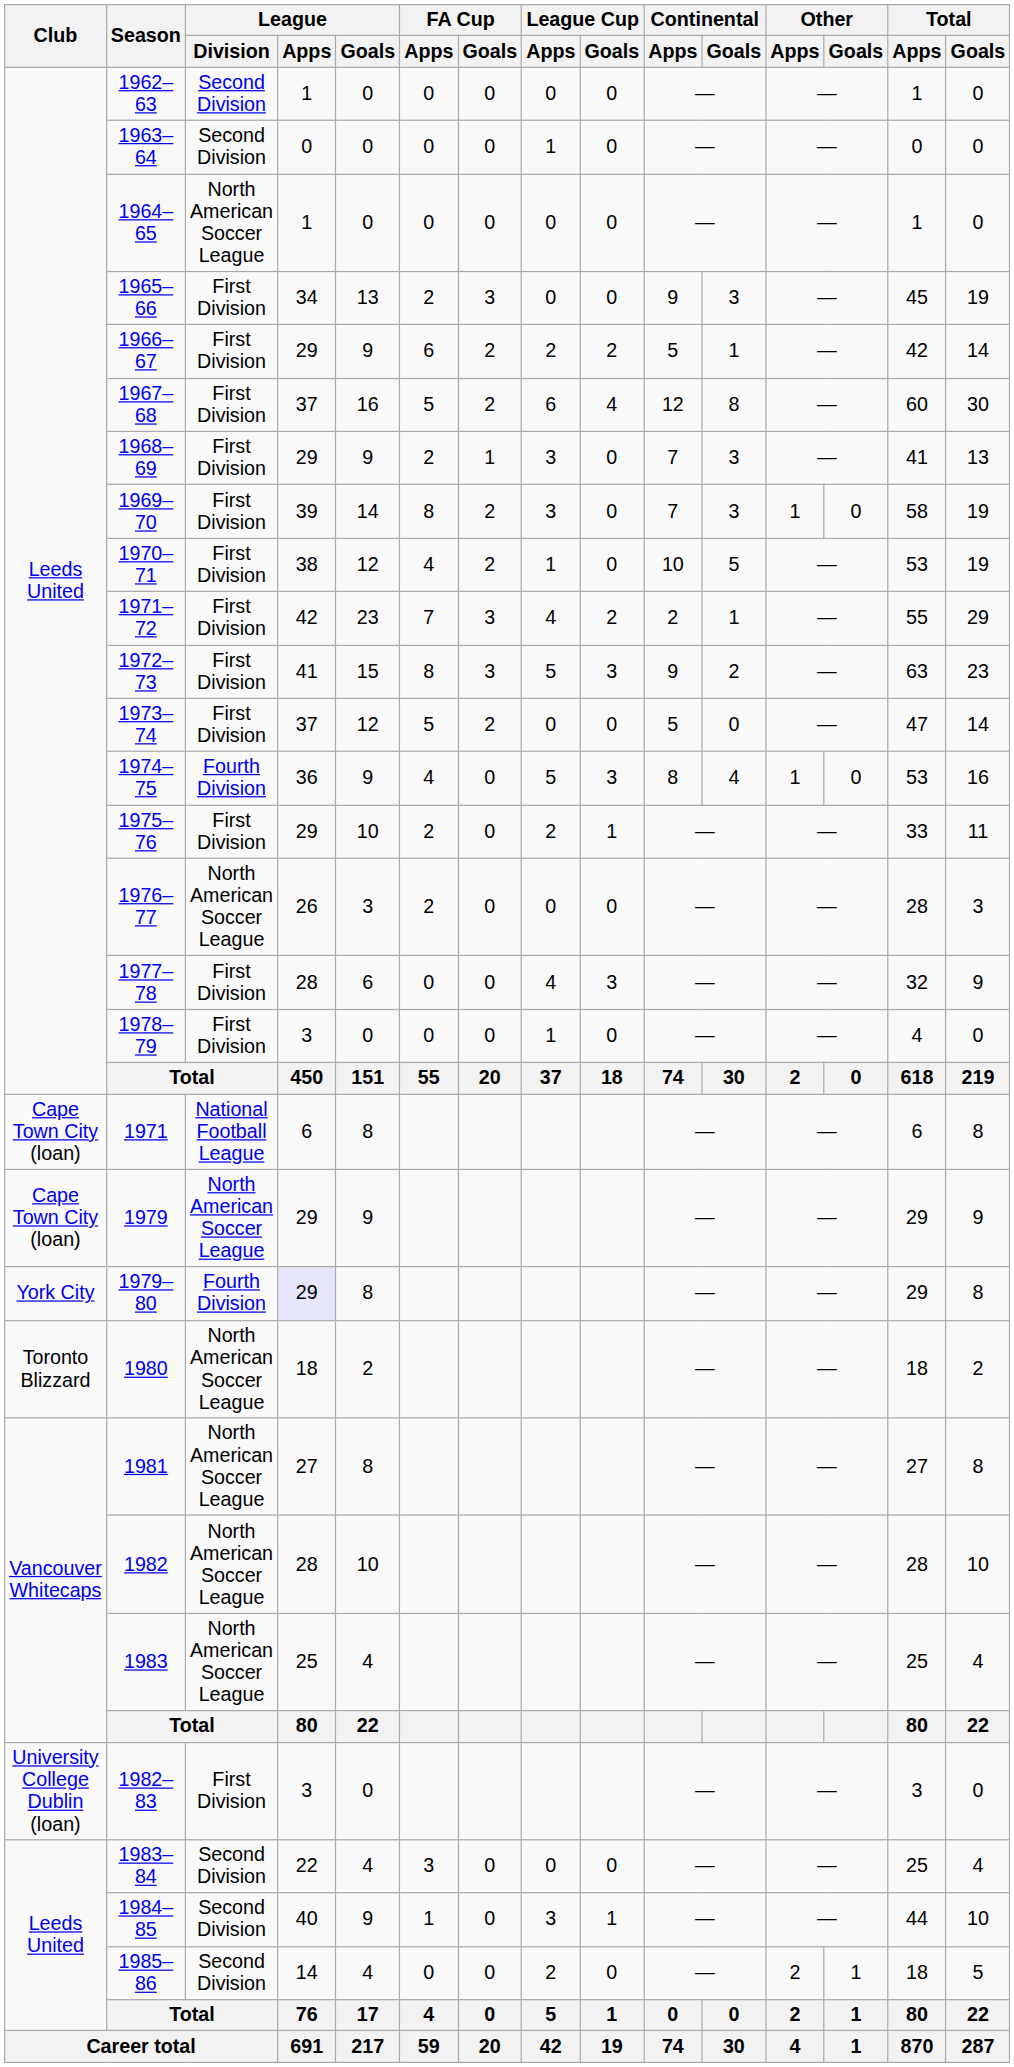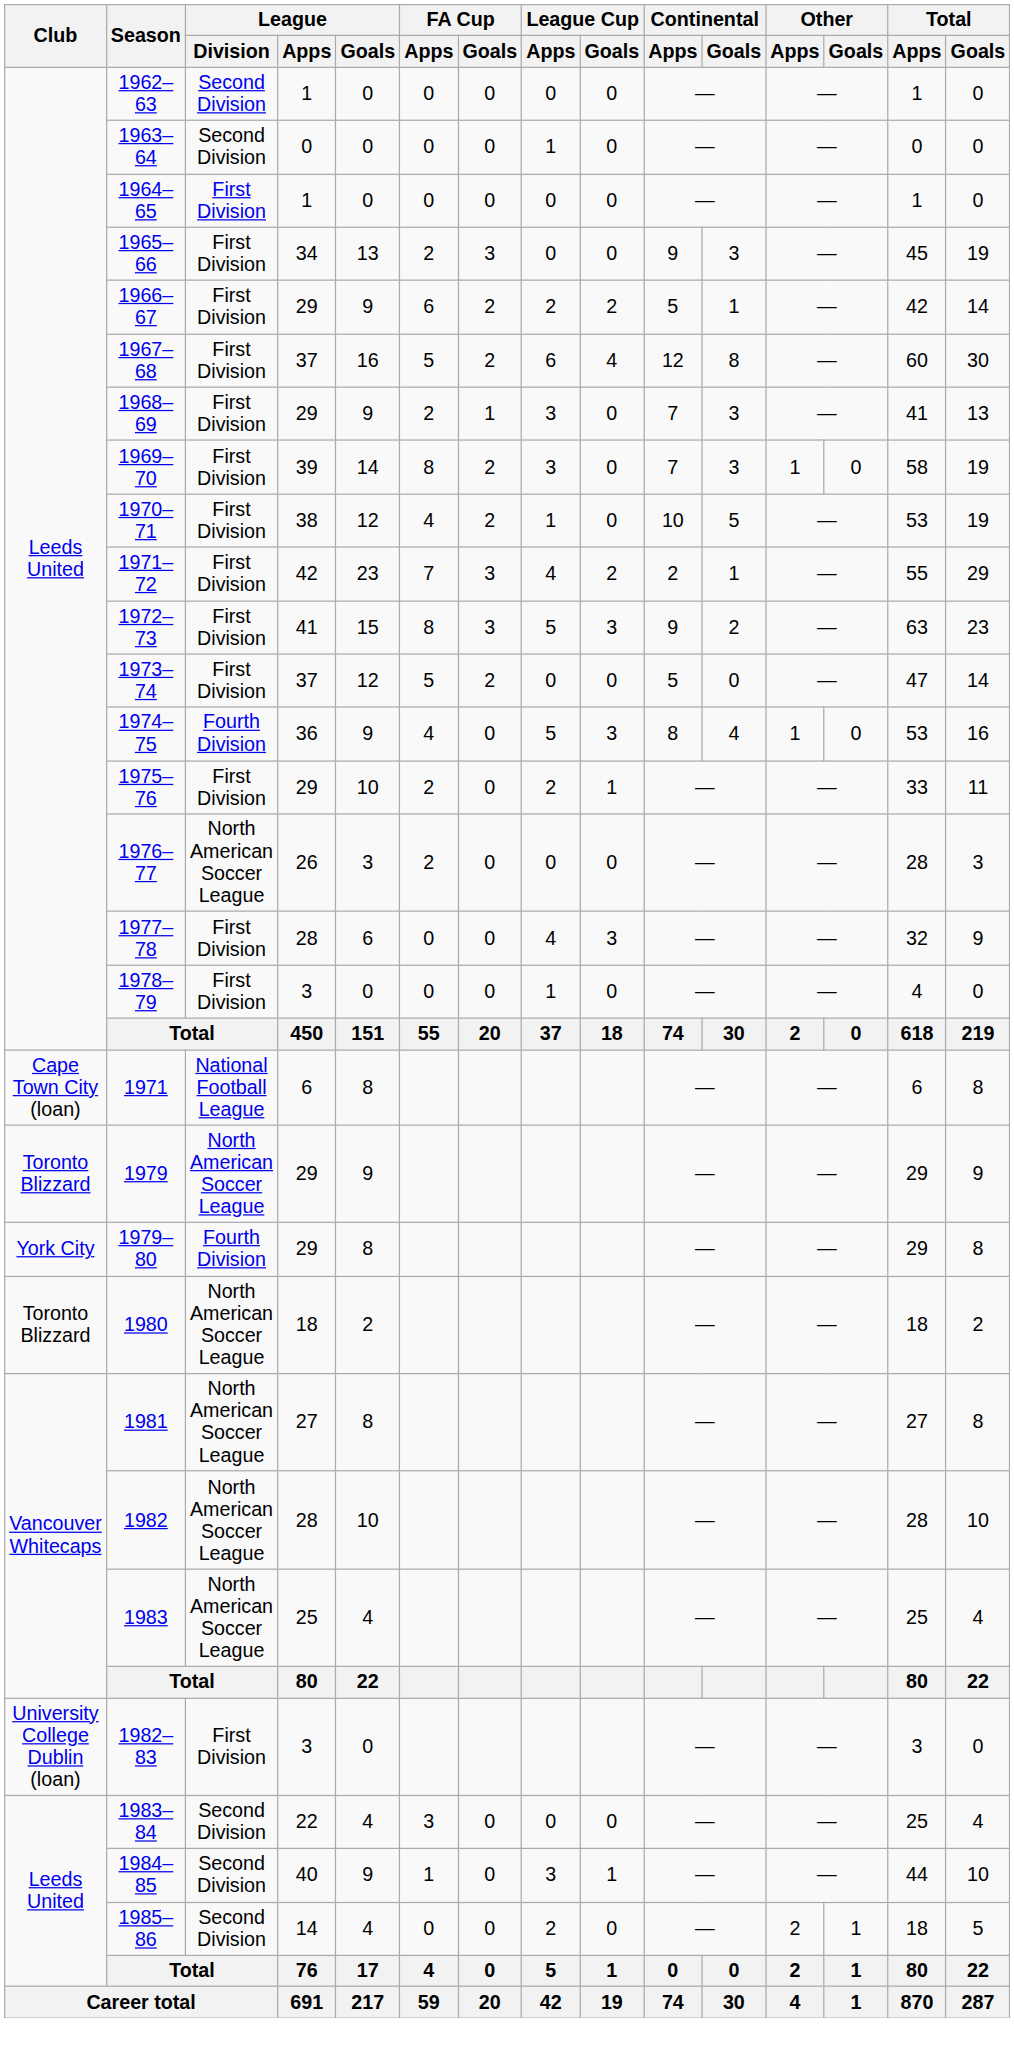(232, 222) North American Soccer League -> (232, 200) First Division
(55, 1217) Cape Town City (loan) -> (55, 1173) Toronto Blizzard
(307, 1293) lavender background -> (307, 1249) no background
